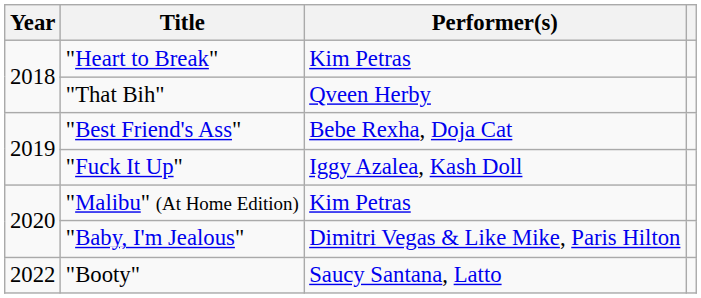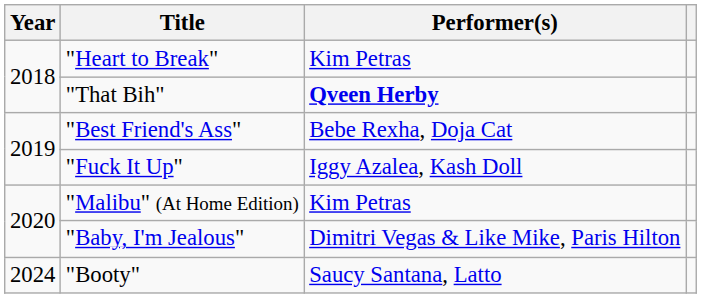(370, 94) normal -> (374, 94) bold
(33, 274) 2022 -> (33, 274) 2024
